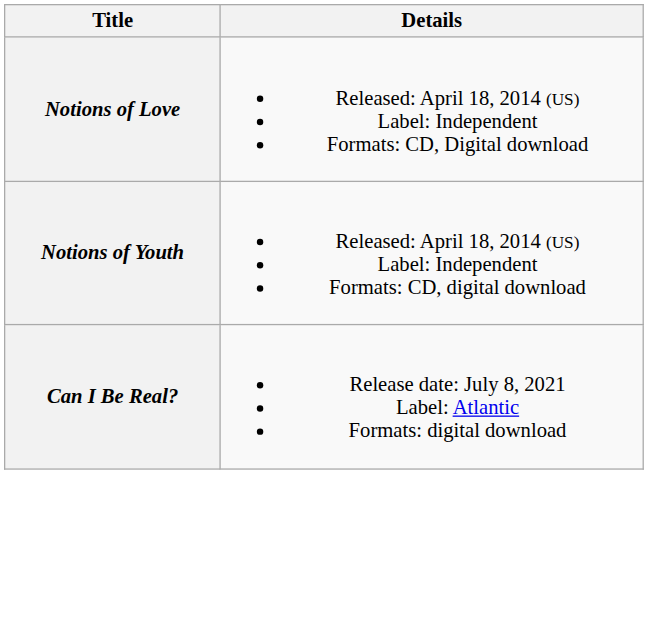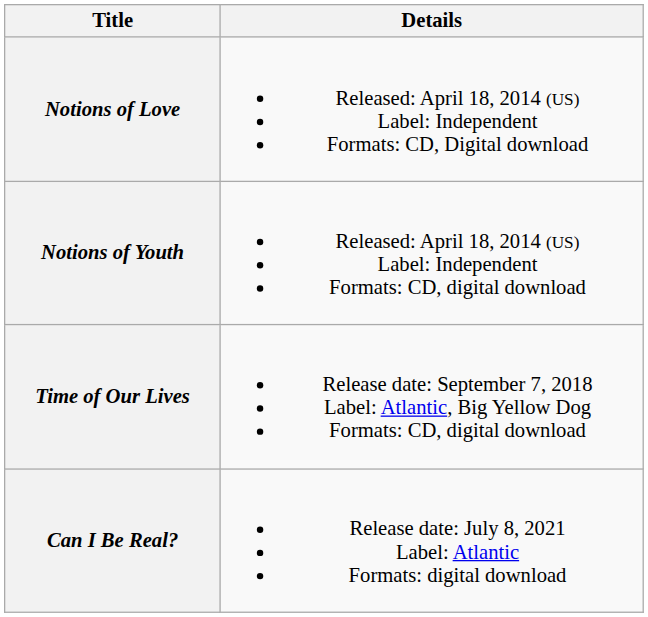+ row: (113, 396)
